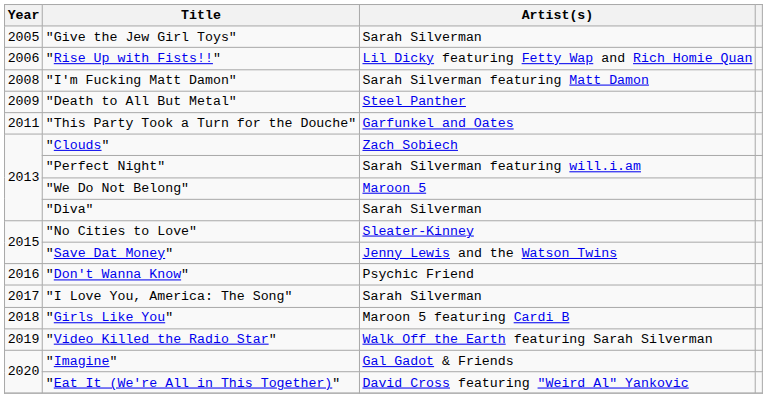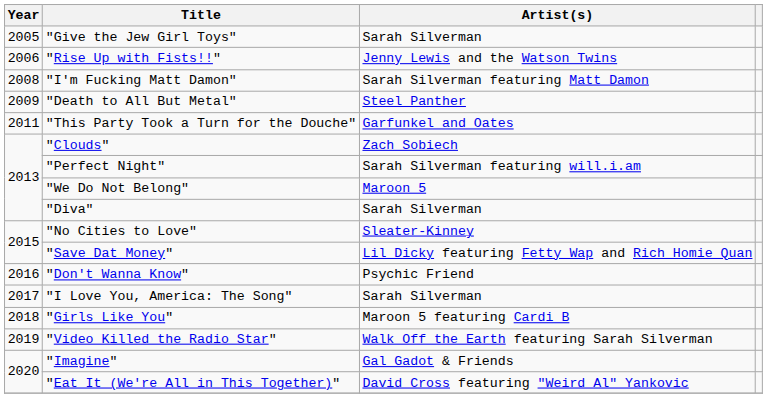(557, 59) Lil Dicky featuring Fetty Wap and Rich Homie Quan -> (490, 59) Jenny Lewis and the Watson Twins
(490, 253) Jenny Lewis and the Watson Twins -> (557, 253) Lil Dicky featuring Fetty Wap and Rich Homie Quan
